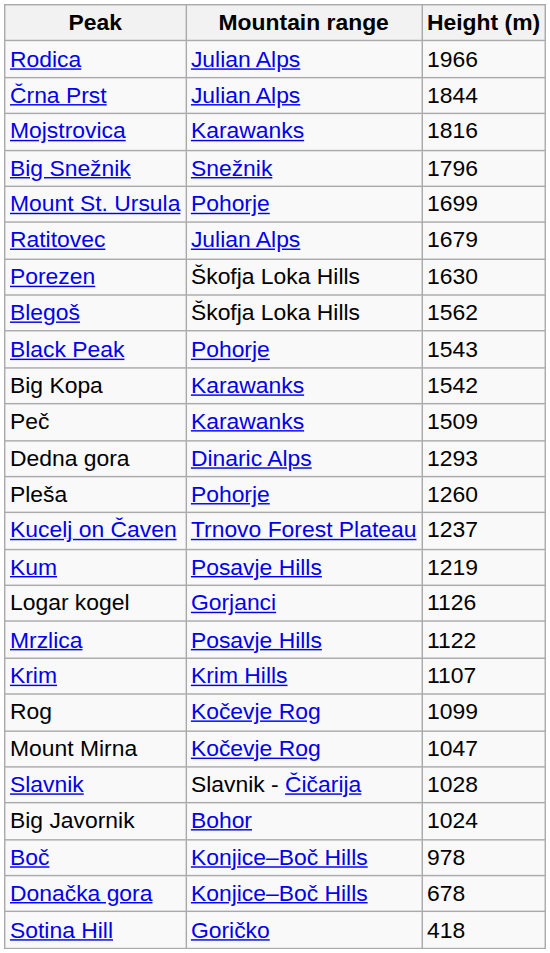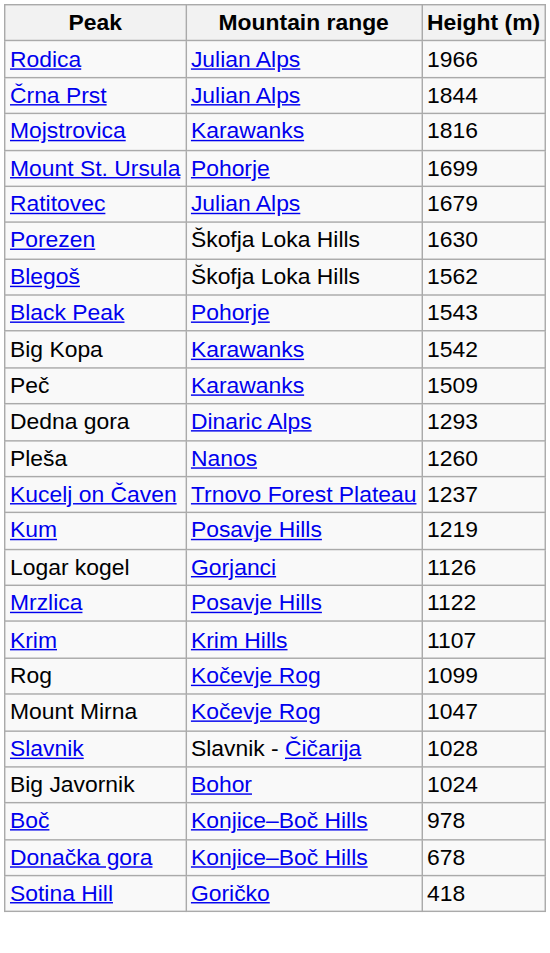- row: (70, 167)
(230, 494) Pohorje -> (224, 458) Nanos
